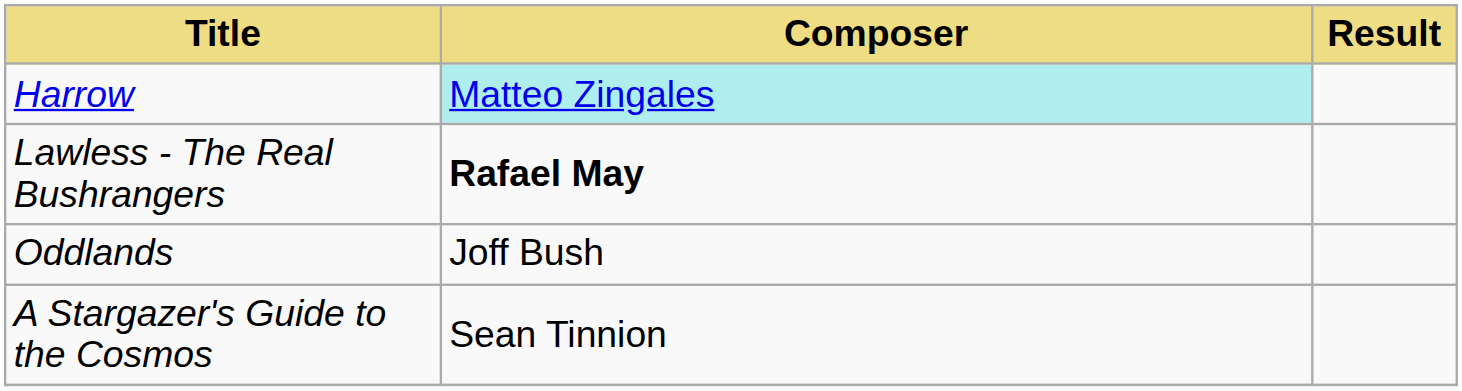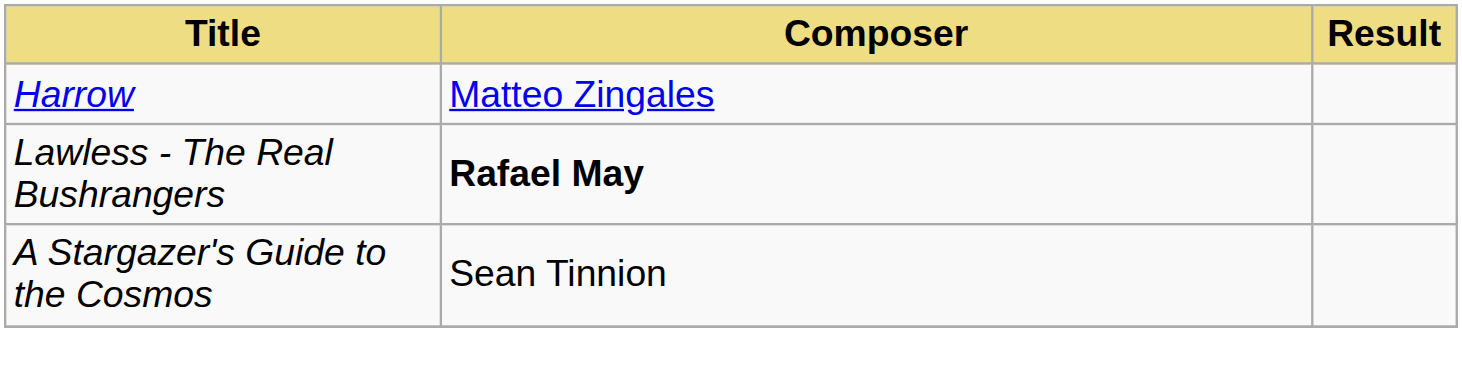(582, 93) paleturquoise background -> (582, 93) no background
- row: (94, 253)
